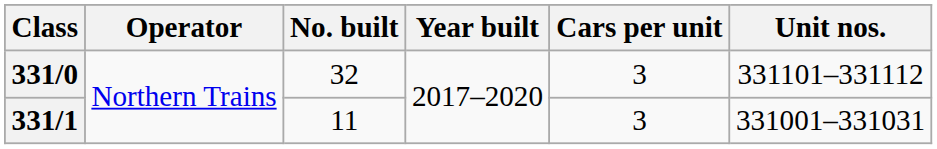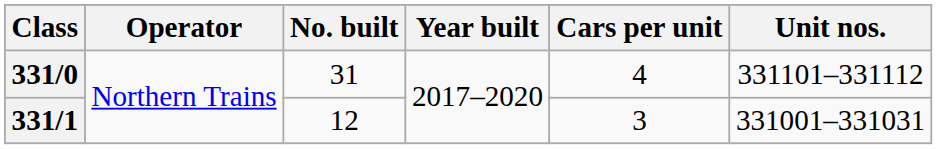(344, 73) 32 -> (344, 73) 31
(639, 73) 3 -> (639, 73) 4
(344, 119) 11 -> (344, 119) 12
